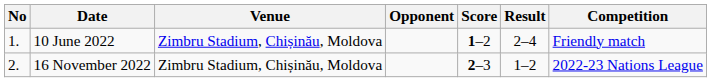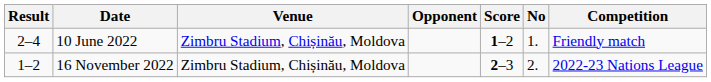columns swapped: (17, 16) <-> (525, 16)
